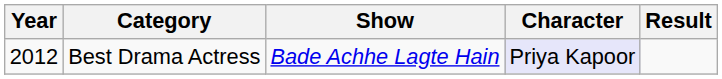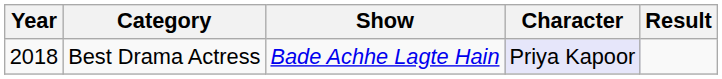(34, 56) 2012 -> (34, 56) 2018
